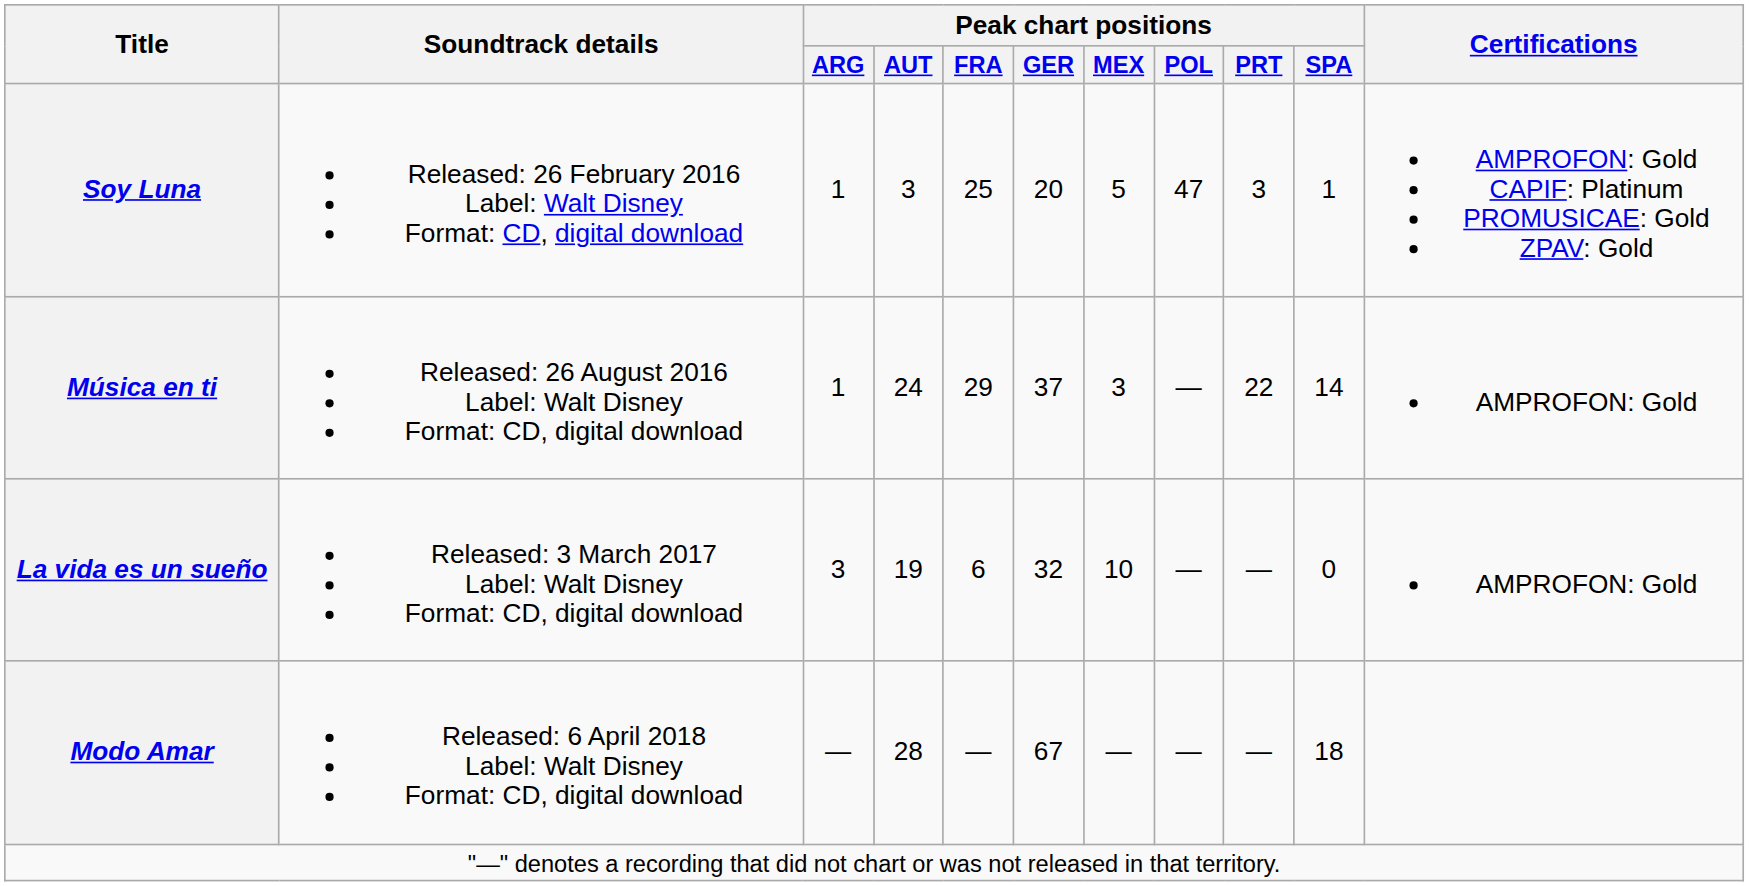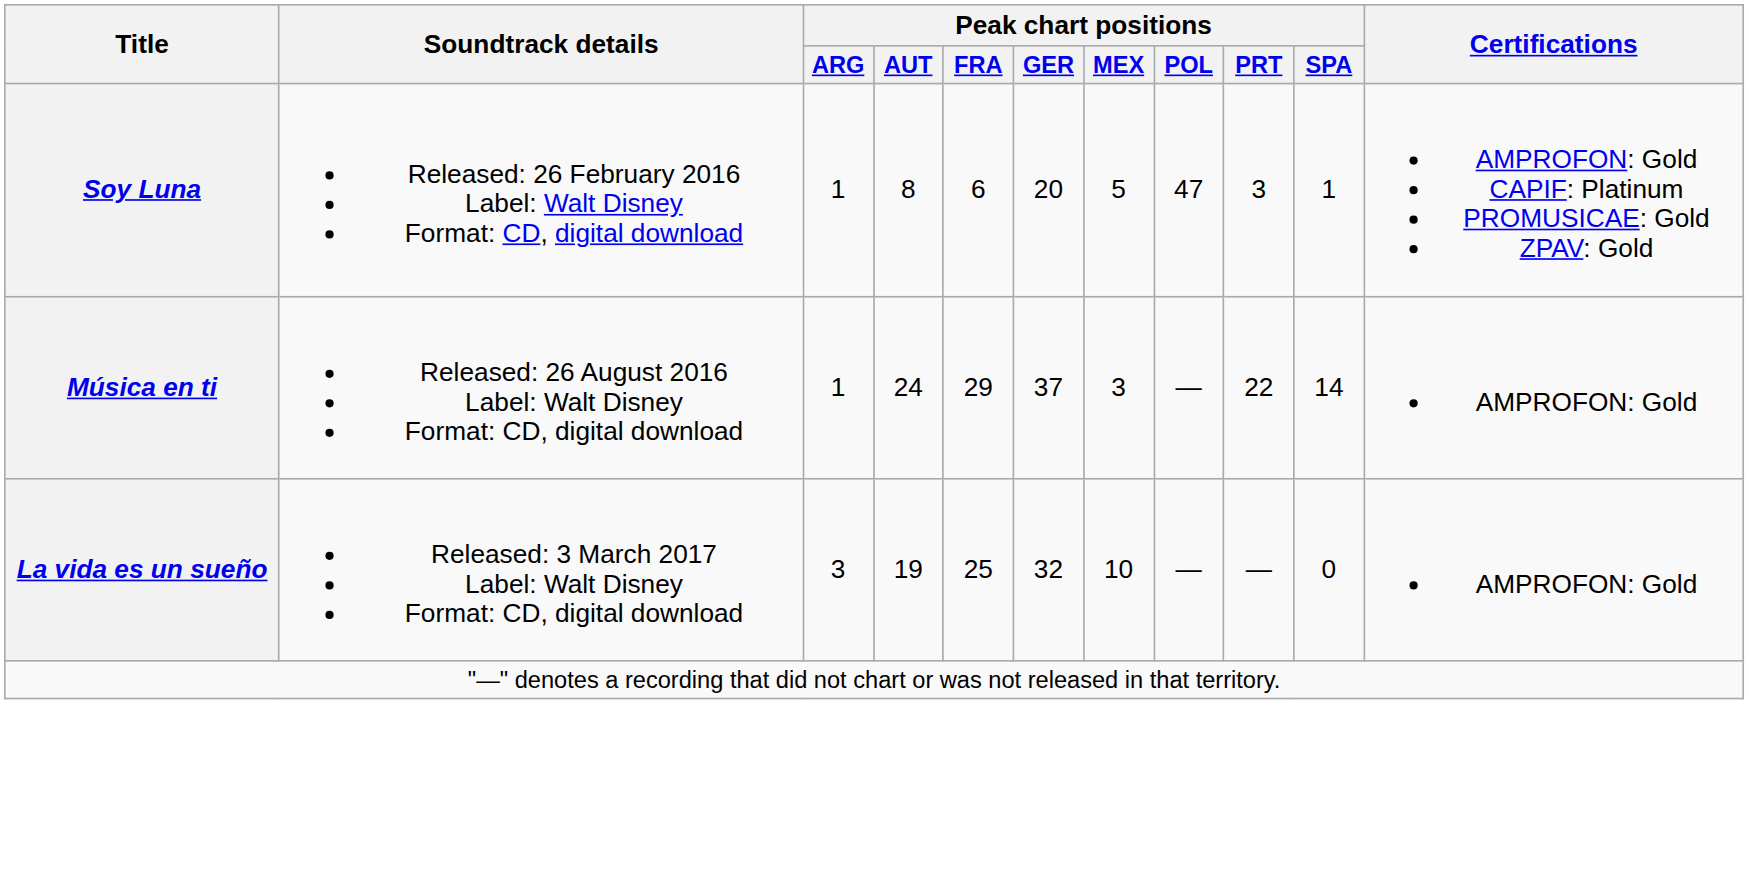(908, 189) 3 -> (908, 189) 8
(978, 189) 25 -> (978, 189) 6
(978, 569) 6 -> (978, 569) 25
- row: (142, 752)
